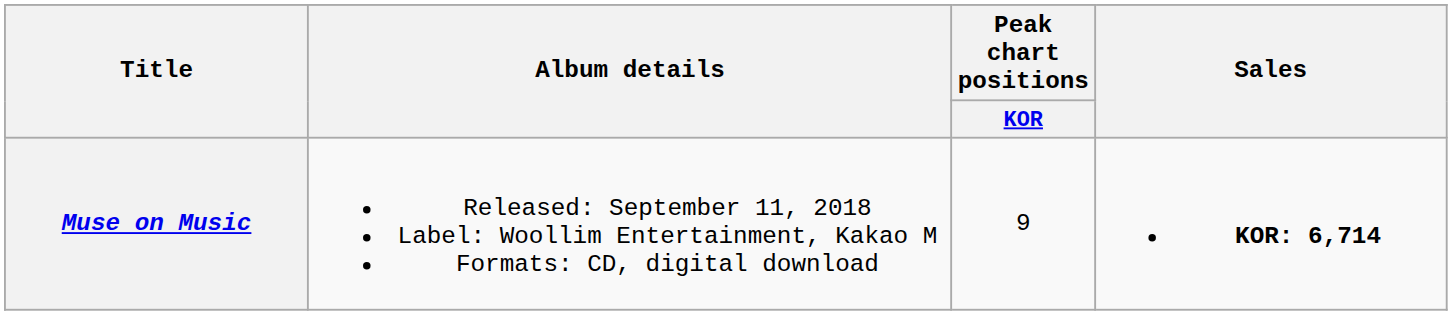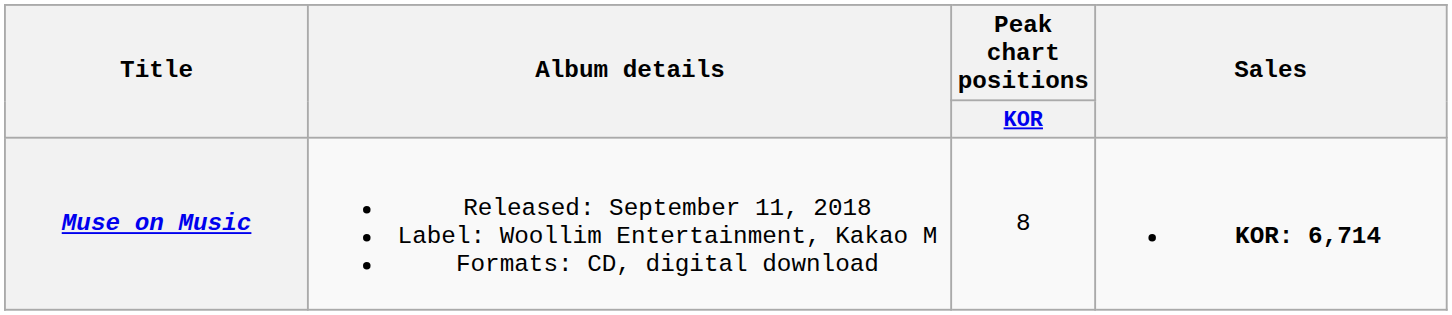(1023, 224) 9 -> (1023, 224) 8
